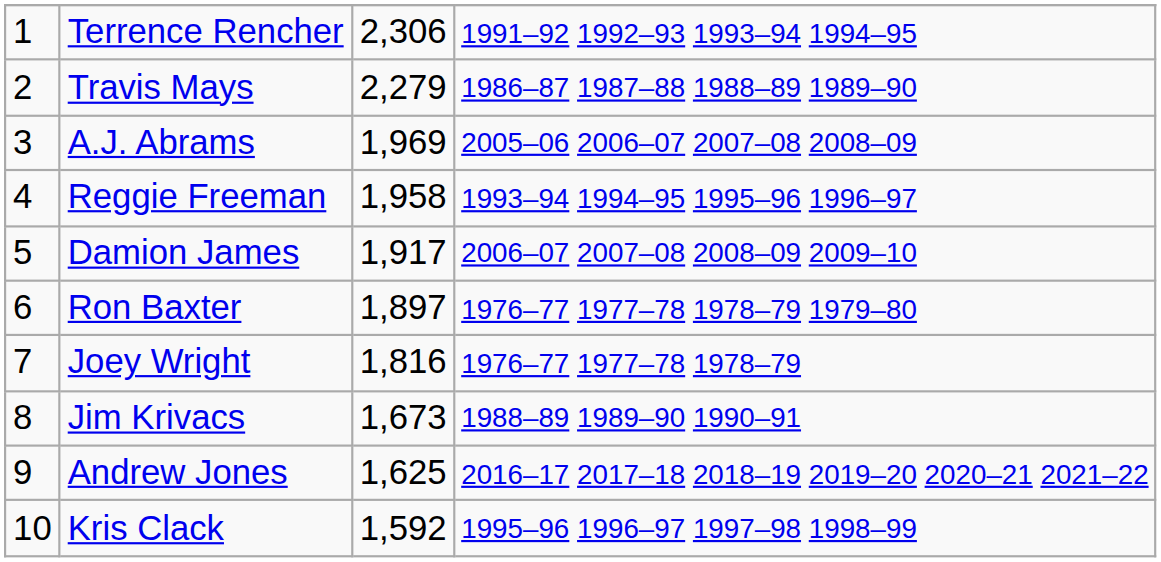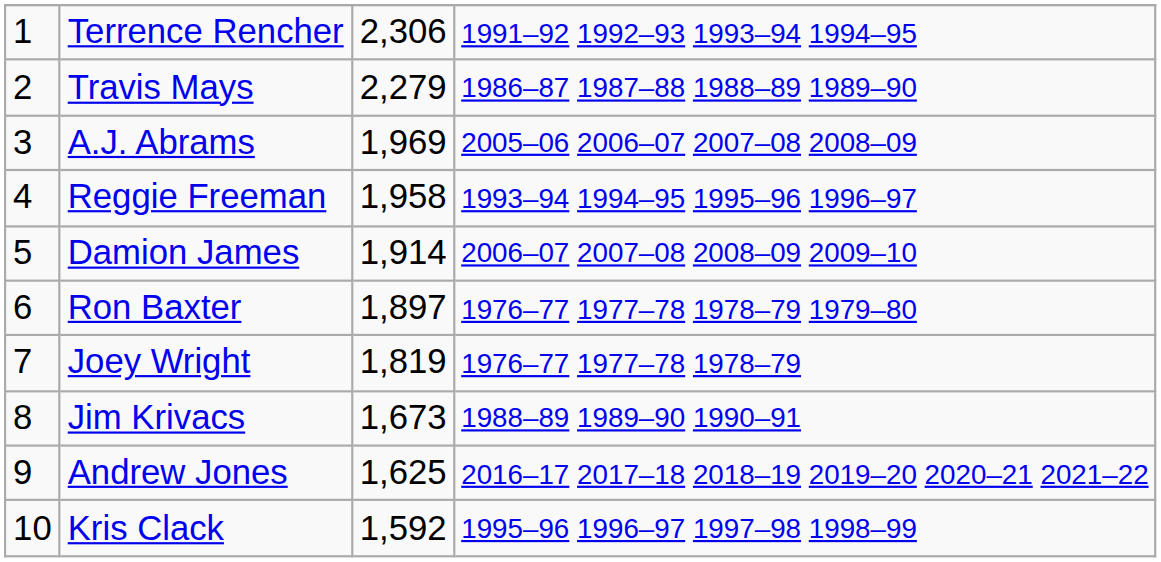(403, 252) 1,917 -> (403, 252) 1,914
(403, 362) 1,816 -> (403, 362) 1,819
